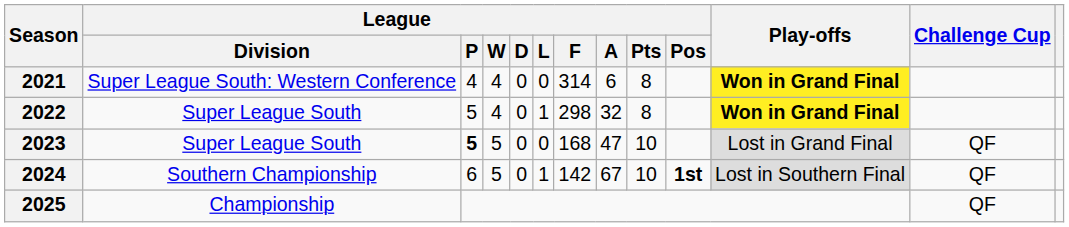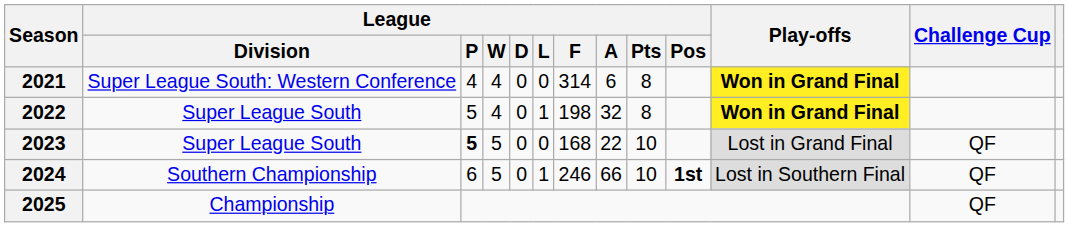(575, 112) 298 -> (575, 112) 198
(611, 143) 47 -> (611, 143) 22
(575, 174) 142 -> (575, 174) 246
(611, 174) 67 -> (611, 174) 66
